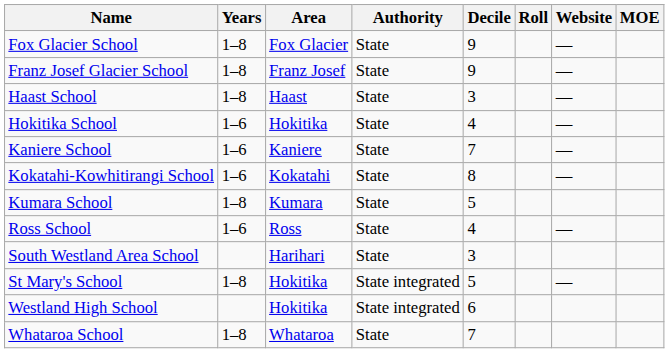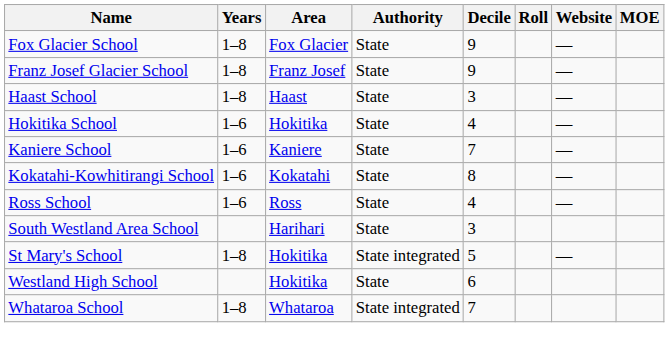- row: (60, 202)
(408, 307) State integrated -> (372, 281) State
(372, 334) State -> (408, 307) State integrated
